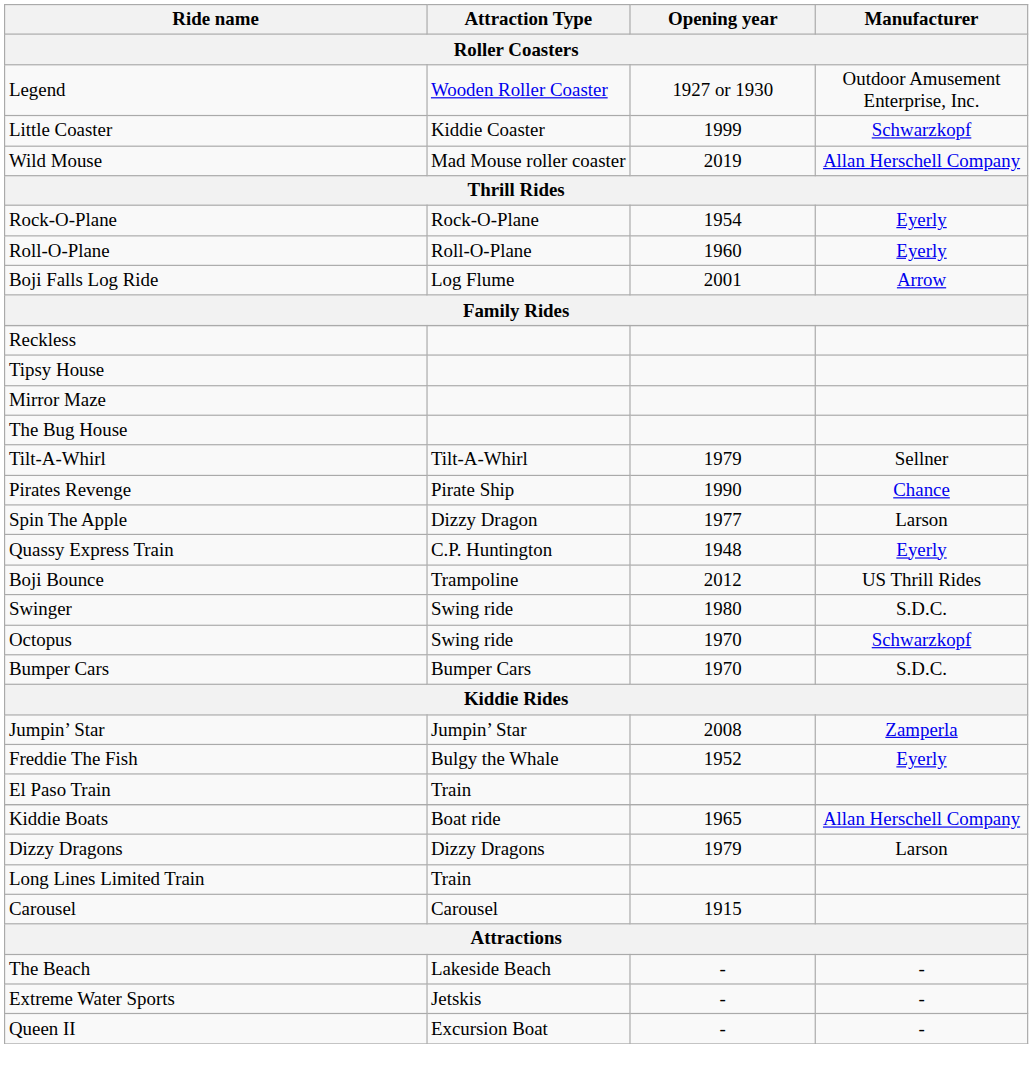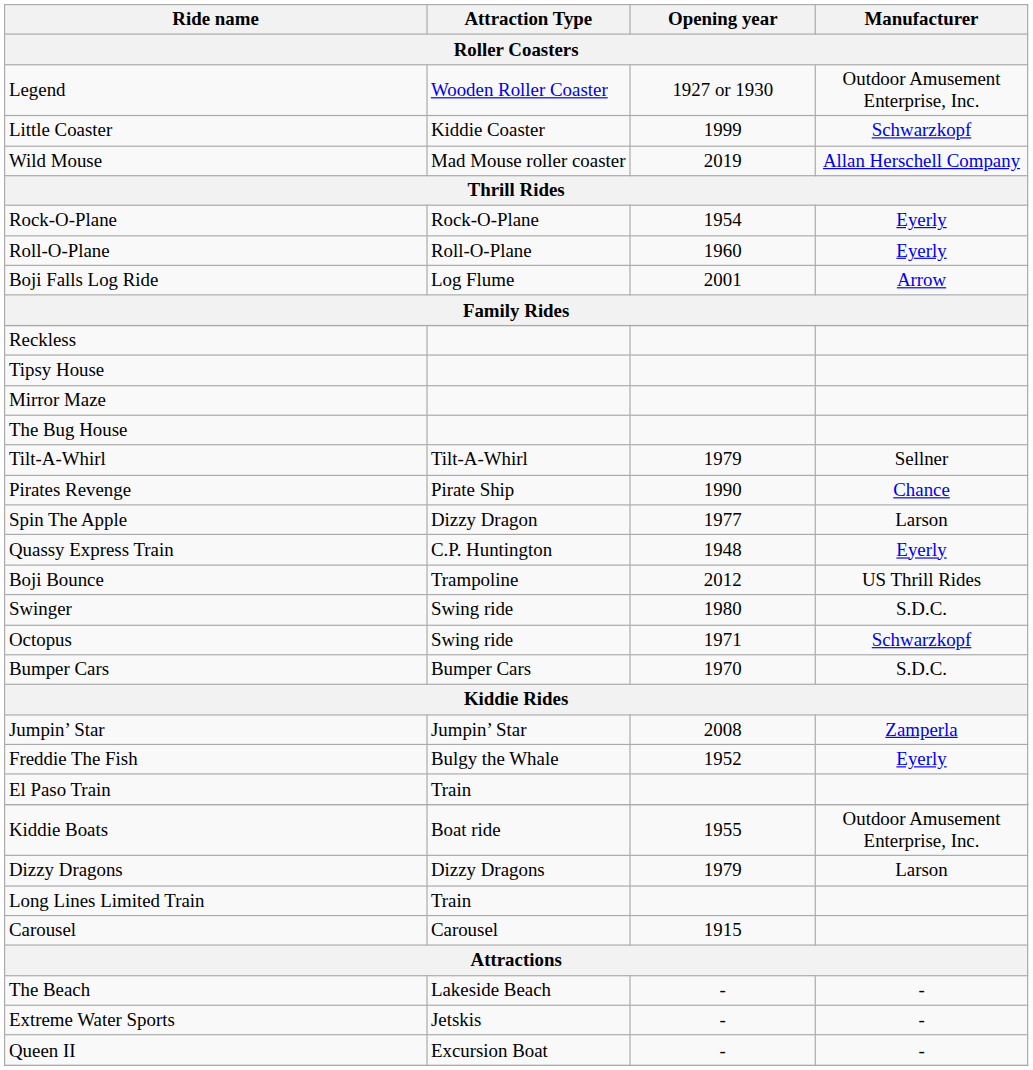(723, 639) 1970 -> (723, 639) 1971
(723, 819) 1965 -> (723, 829) 1955
(922, 819) Allan Herschell Company -> (922, 829) Outdoor Amusement Enterprise, Inc.
